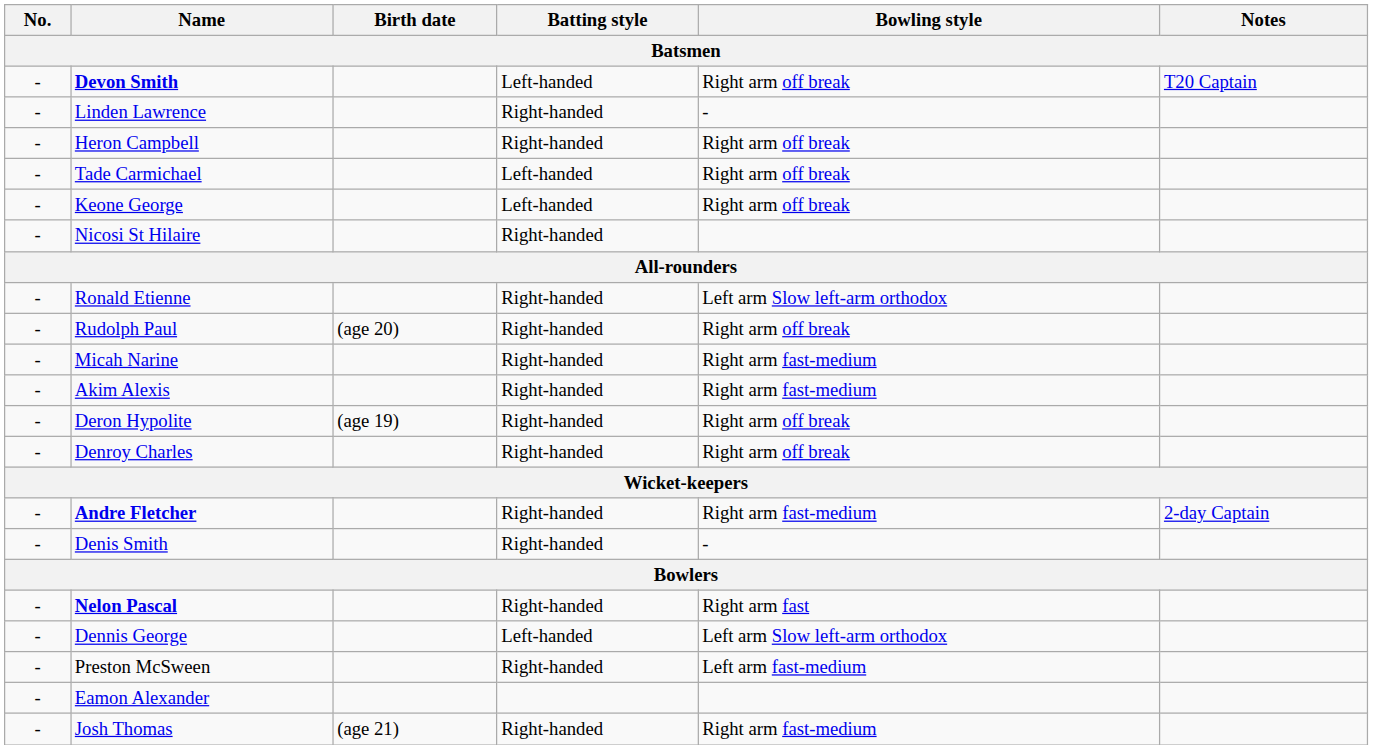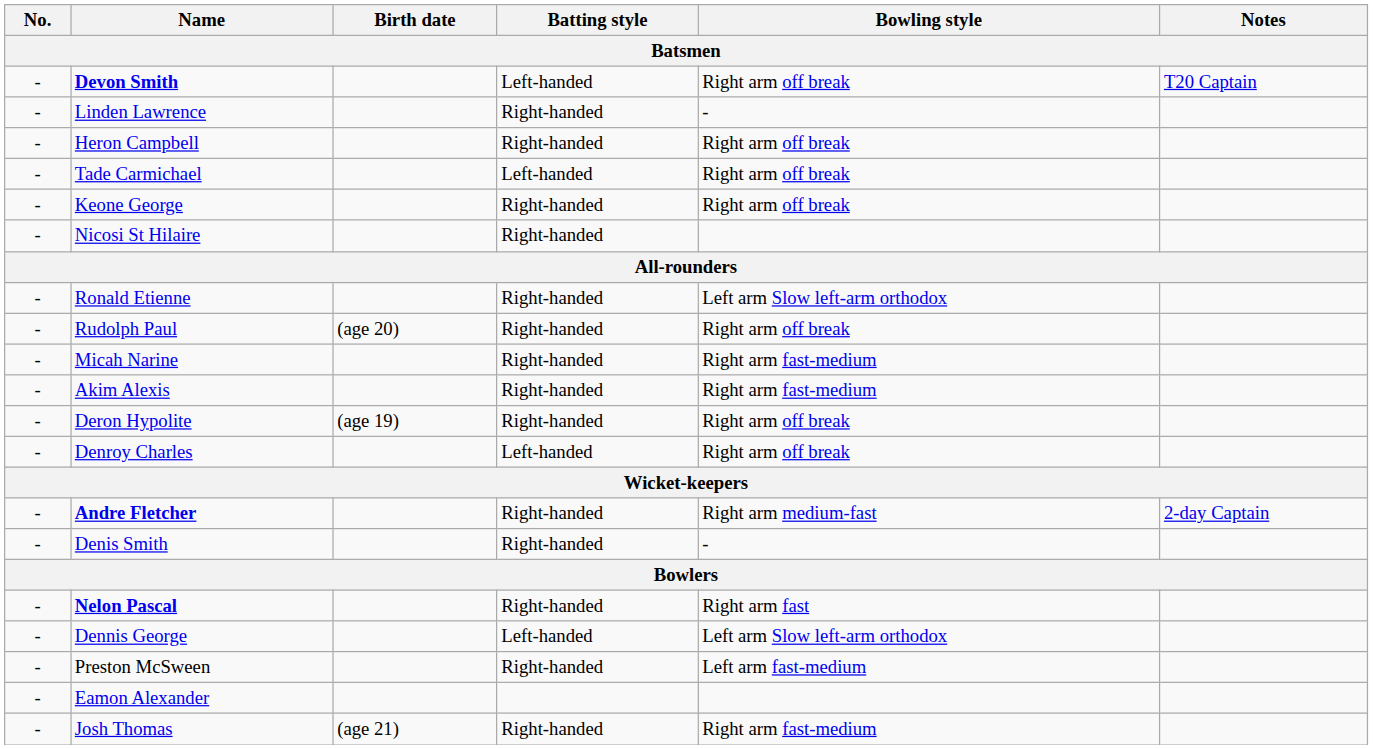(547, 205) Left-handed -> (552, 205) Right-handed
(552, 451) Right-handed -> (547, 451) Left-handed
(789, 513) Right arm fast-medium -> (789, 513) Right arm medium-fast
